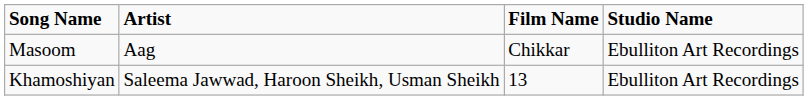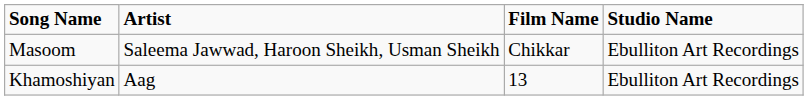(139, 49) Aag -> (312, 49) Saleema Jawwad, Haroon Sheikh, Usman Sheikh
(312, 79) Saleema Jawwad, Haroon Sheikh, Usman Sheikh -> (139, 79) Aag
